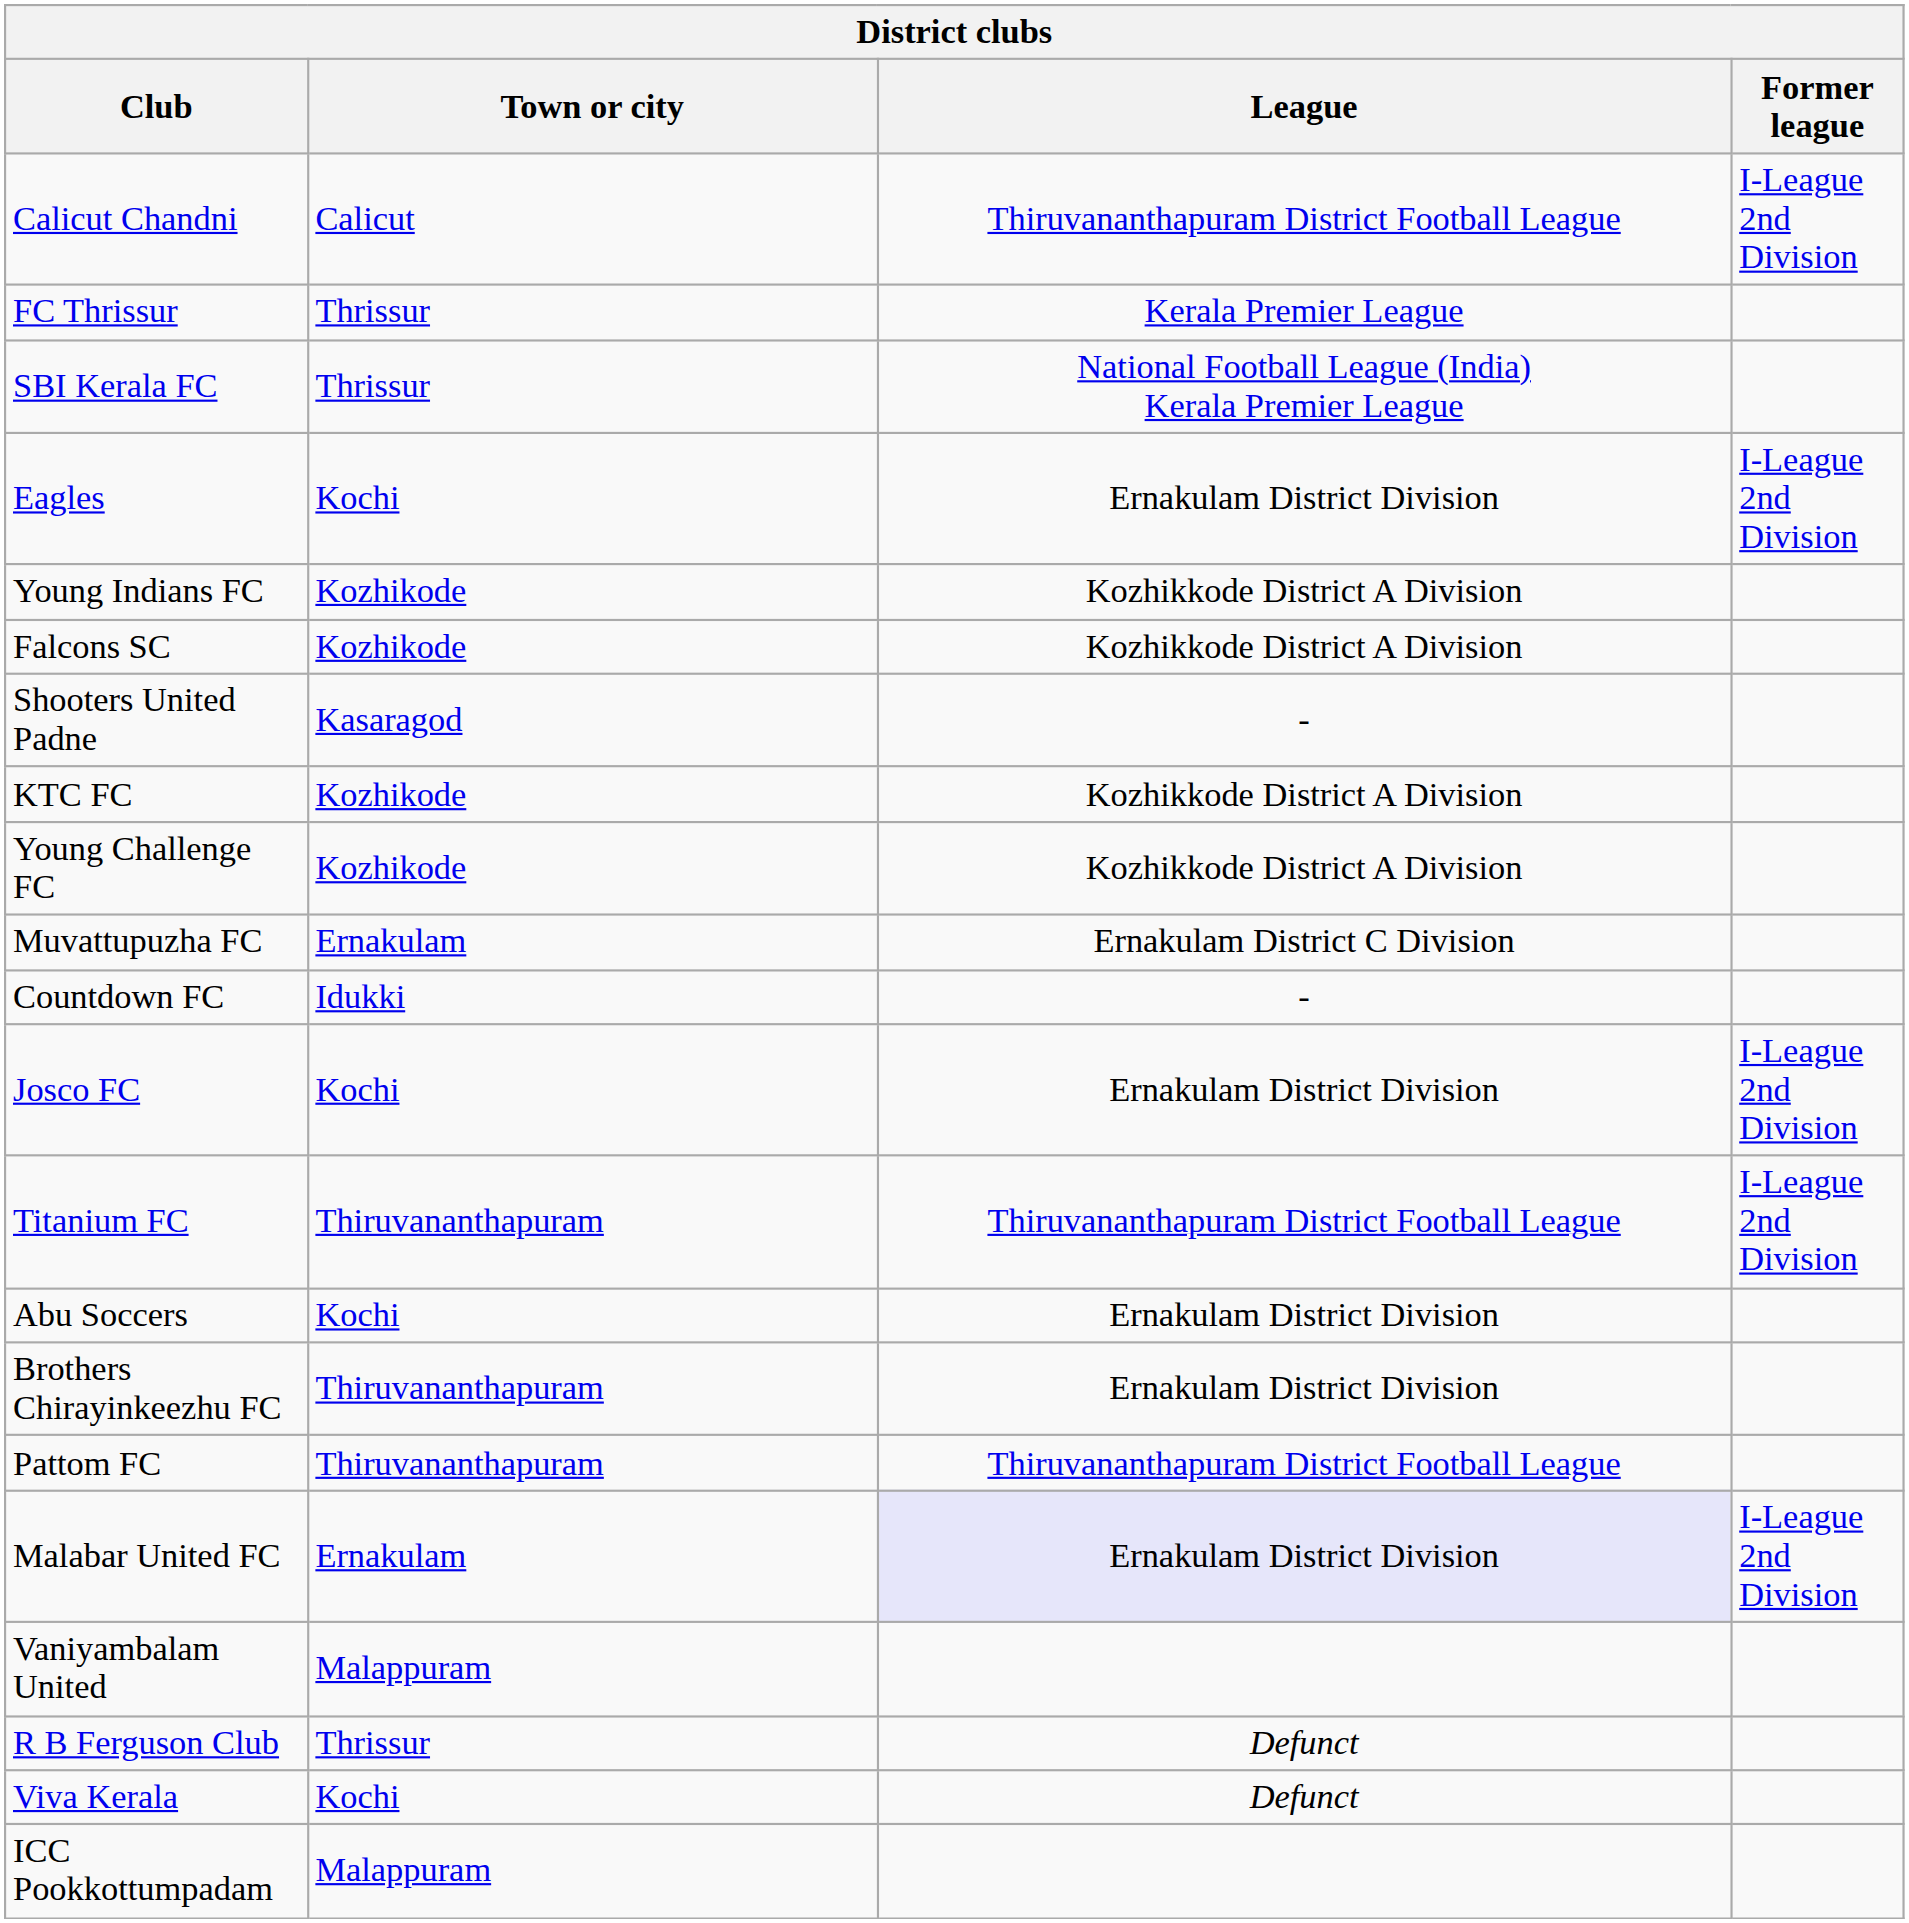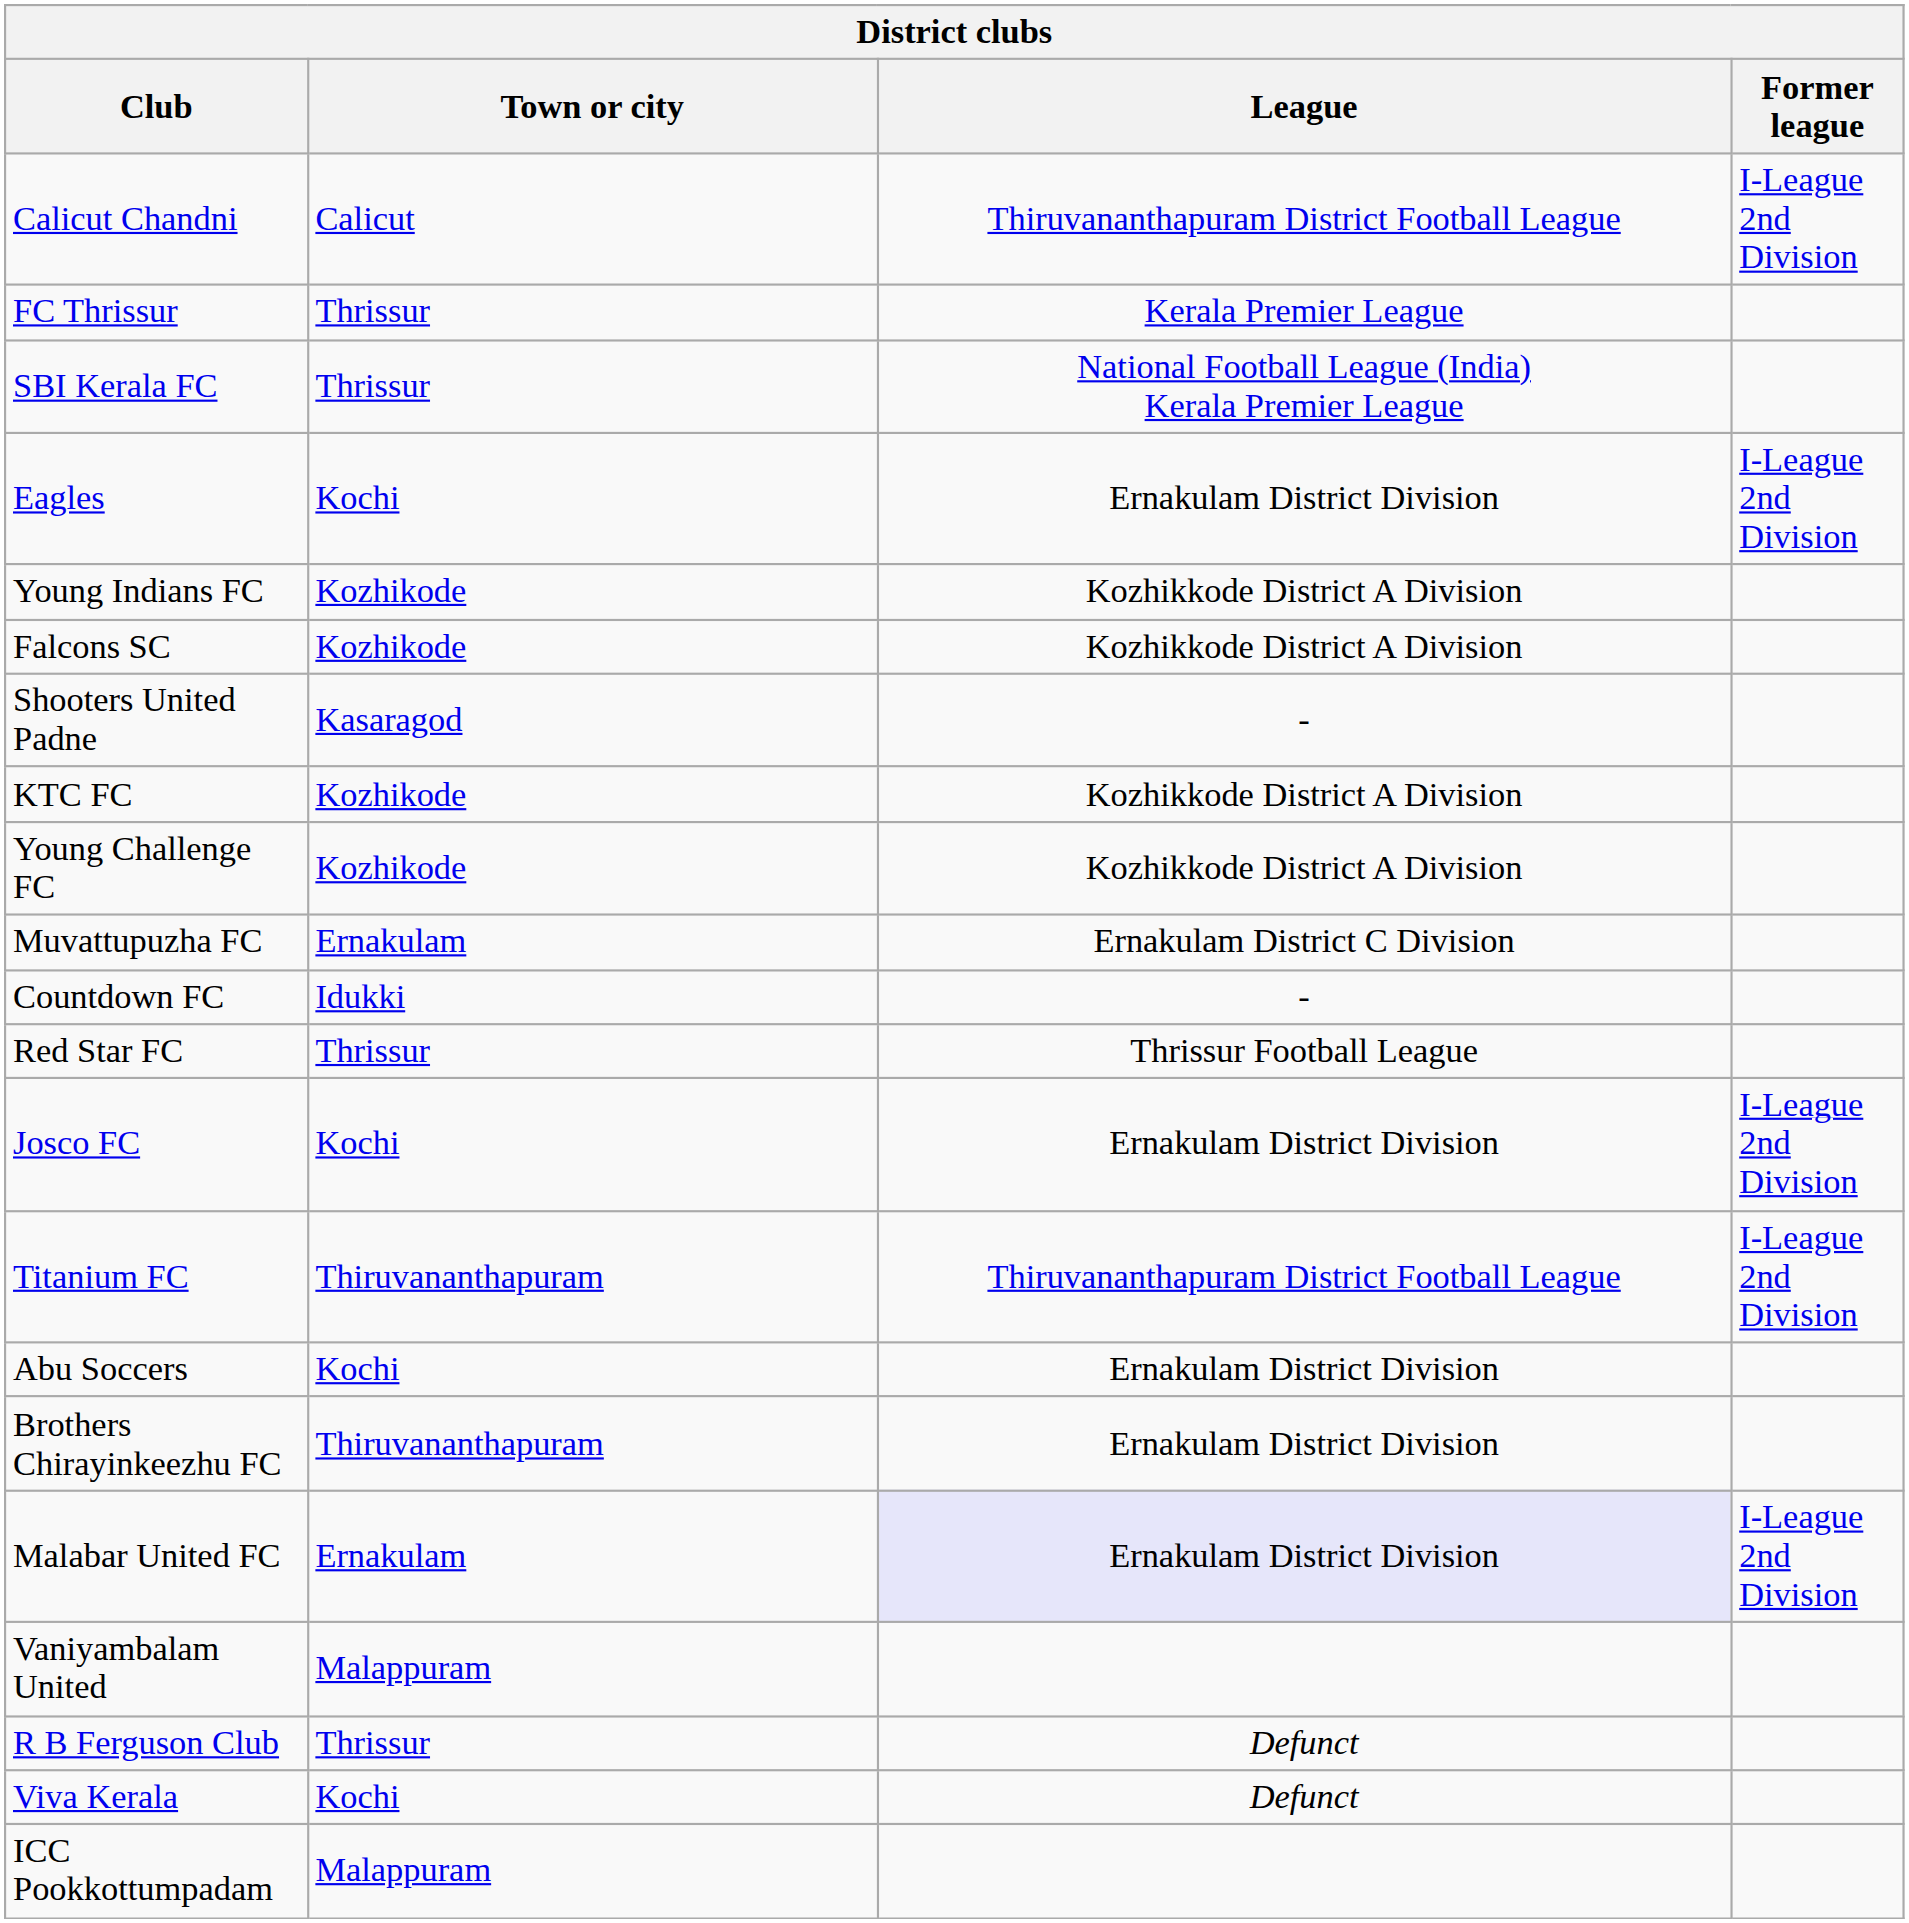+ row: (98, 1050)
- row: (87, 1462)
